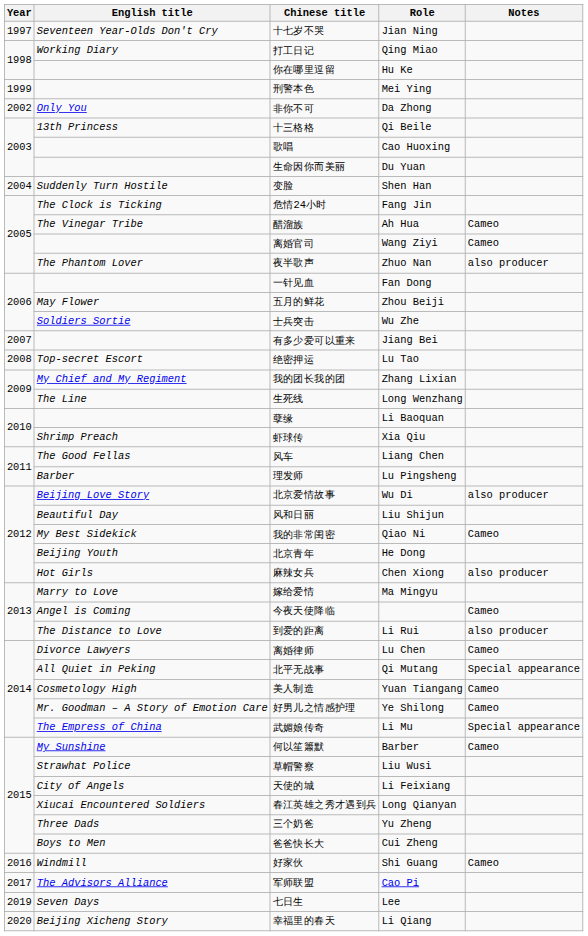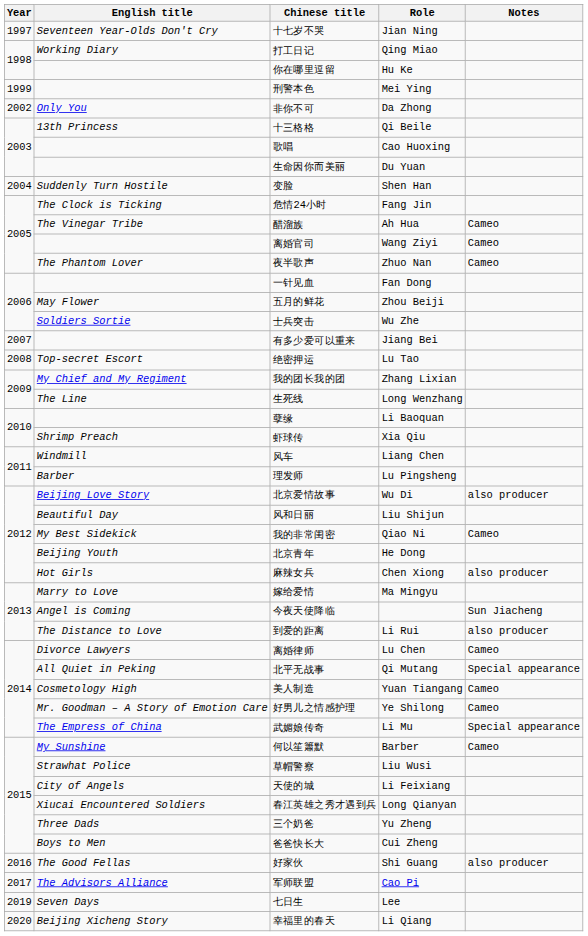(508, 263) also producer -> (483, 263) Cameo
(84, 457) The Good Fellas -> (62, 457) Windmill
(483, 612) Cameo -> (505, 612) Sun Jiacheng
(62, 863) Windmill -> (84, 863) The Good Fellas
(483, 863) Cameo -> (508, 863) also producer
